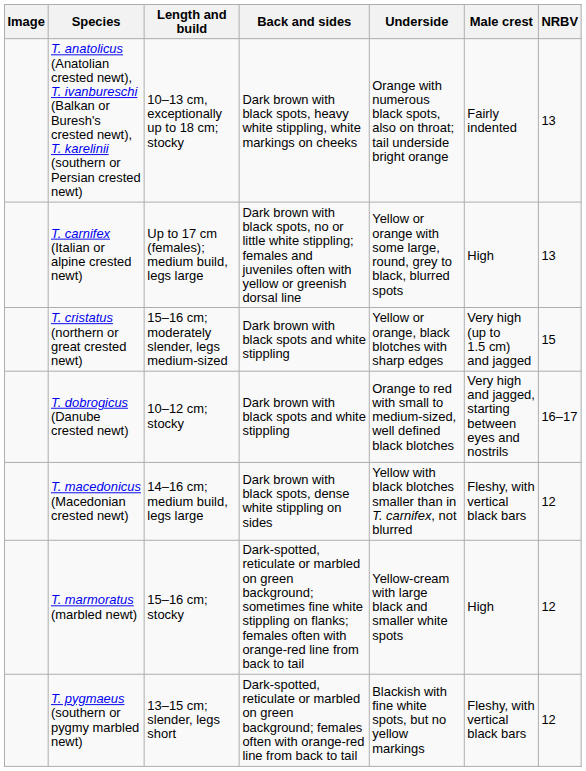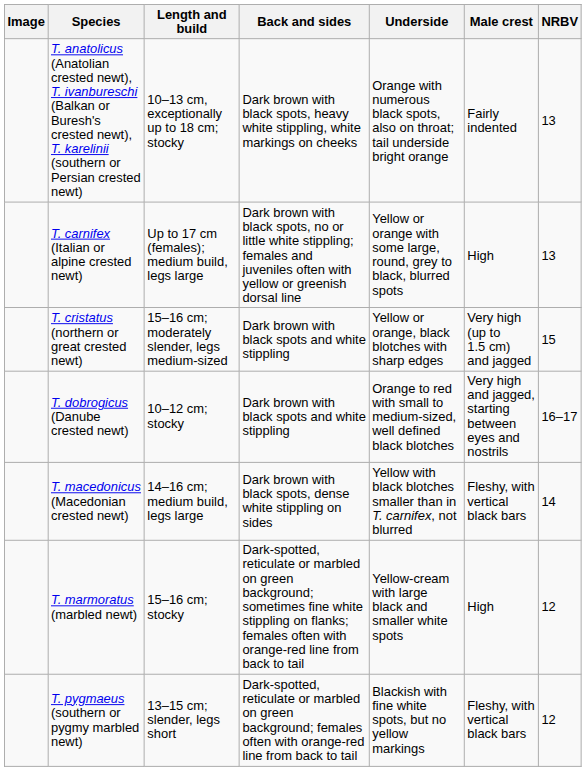(549, 501) 12 -> (549, 501) 14
